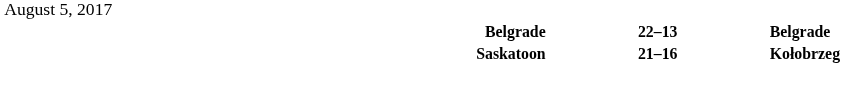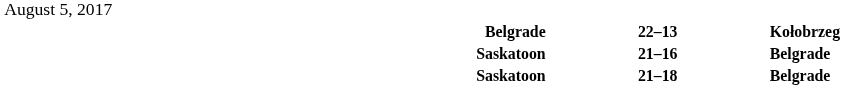(800, 31) Belgrade -> (805, 31) Kołobrzeg
(805, 53) Kołobrzeg -> (800, 53) Belgrade
+ row: (658, 75)
